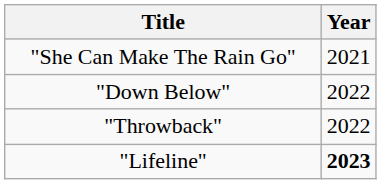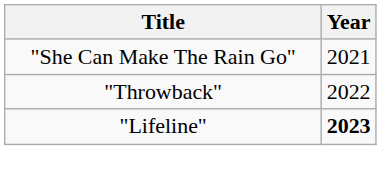- row: (163, 91)
